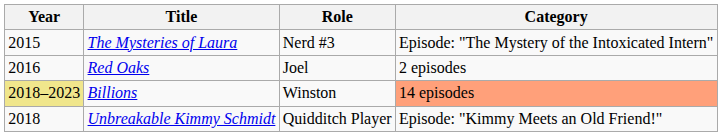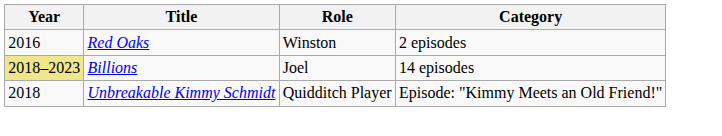- row: (162, 42)
(296, 67) Joel -> (310, 42) Winston
(310, 93) Winston -> (296, 67) Joel
(437, 93) lightsalmon background -> (437, 67) no background
